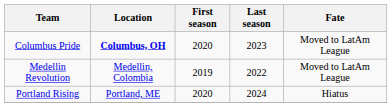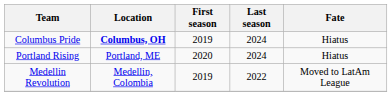(203, 45) 2020 -> (203, 39) 2019
(257, 45) 2023 -> (257, 39) 2024
(335, 45) Moved to LatAm League -> (335, 39) Hiatus
rows swapped: (48, 72) <-> (48, 94)
